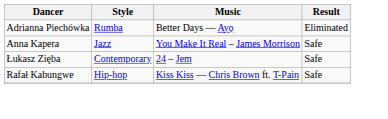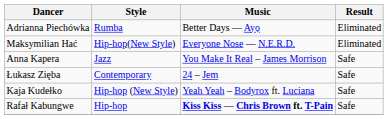+ row: (42, 43)
+ row: (34, 91)
(227, 75) normal -> (258, 106) bold
